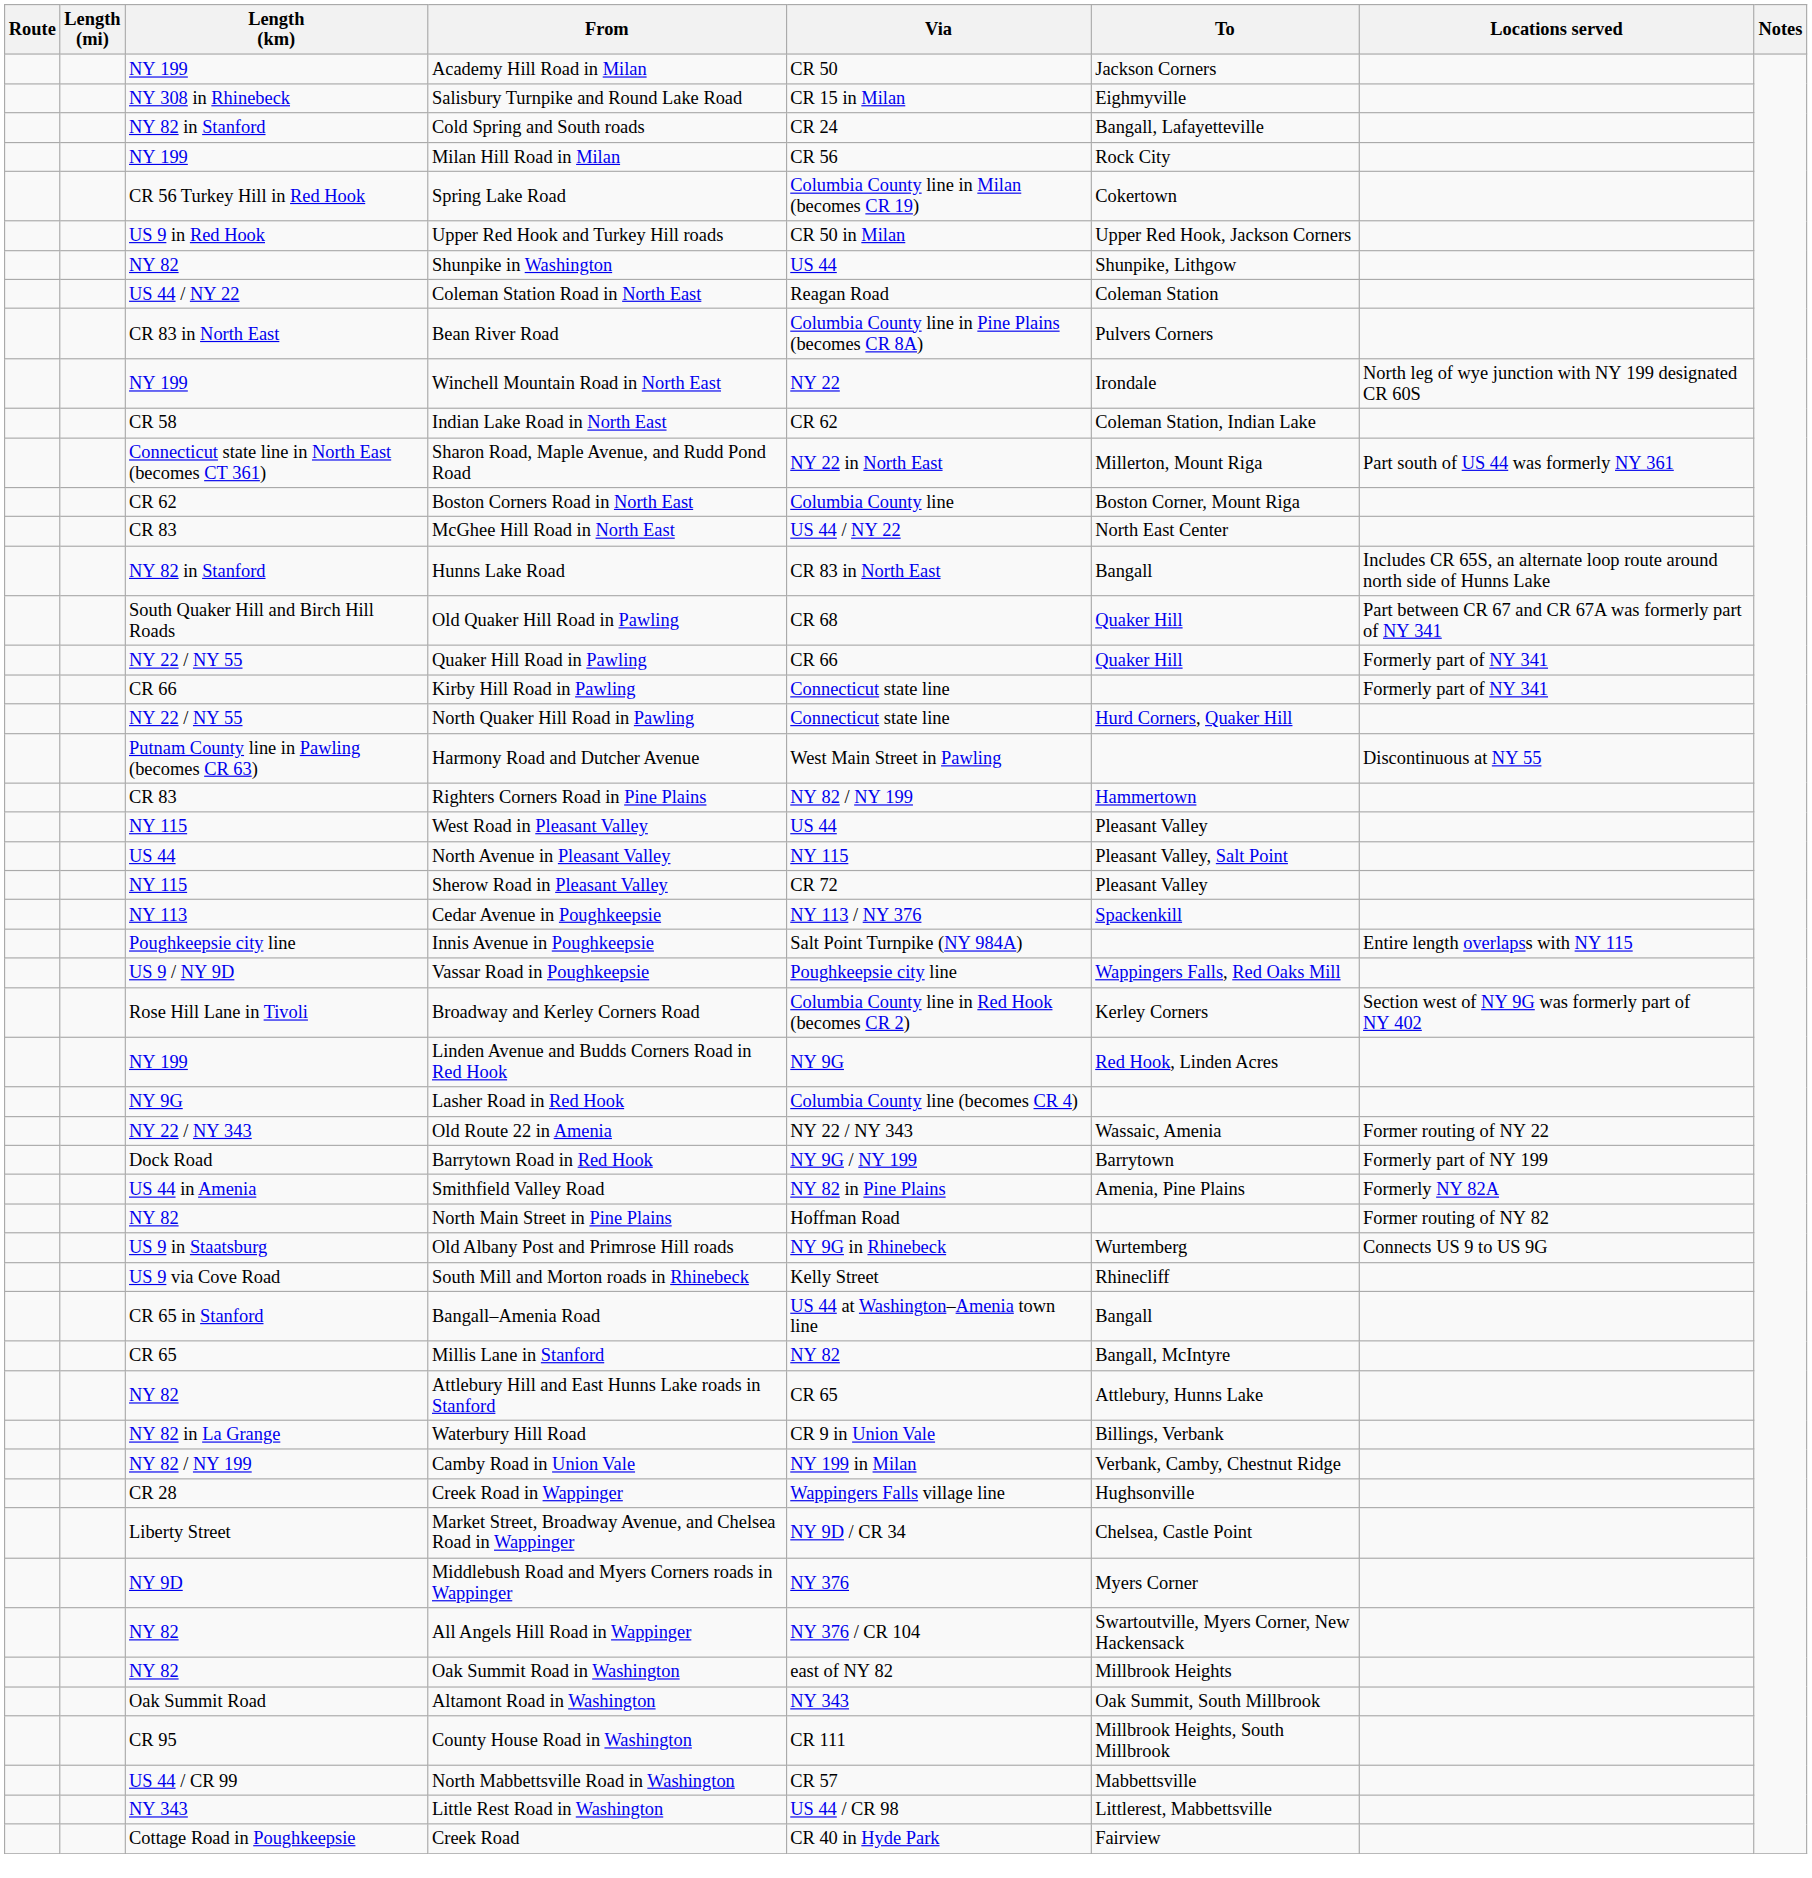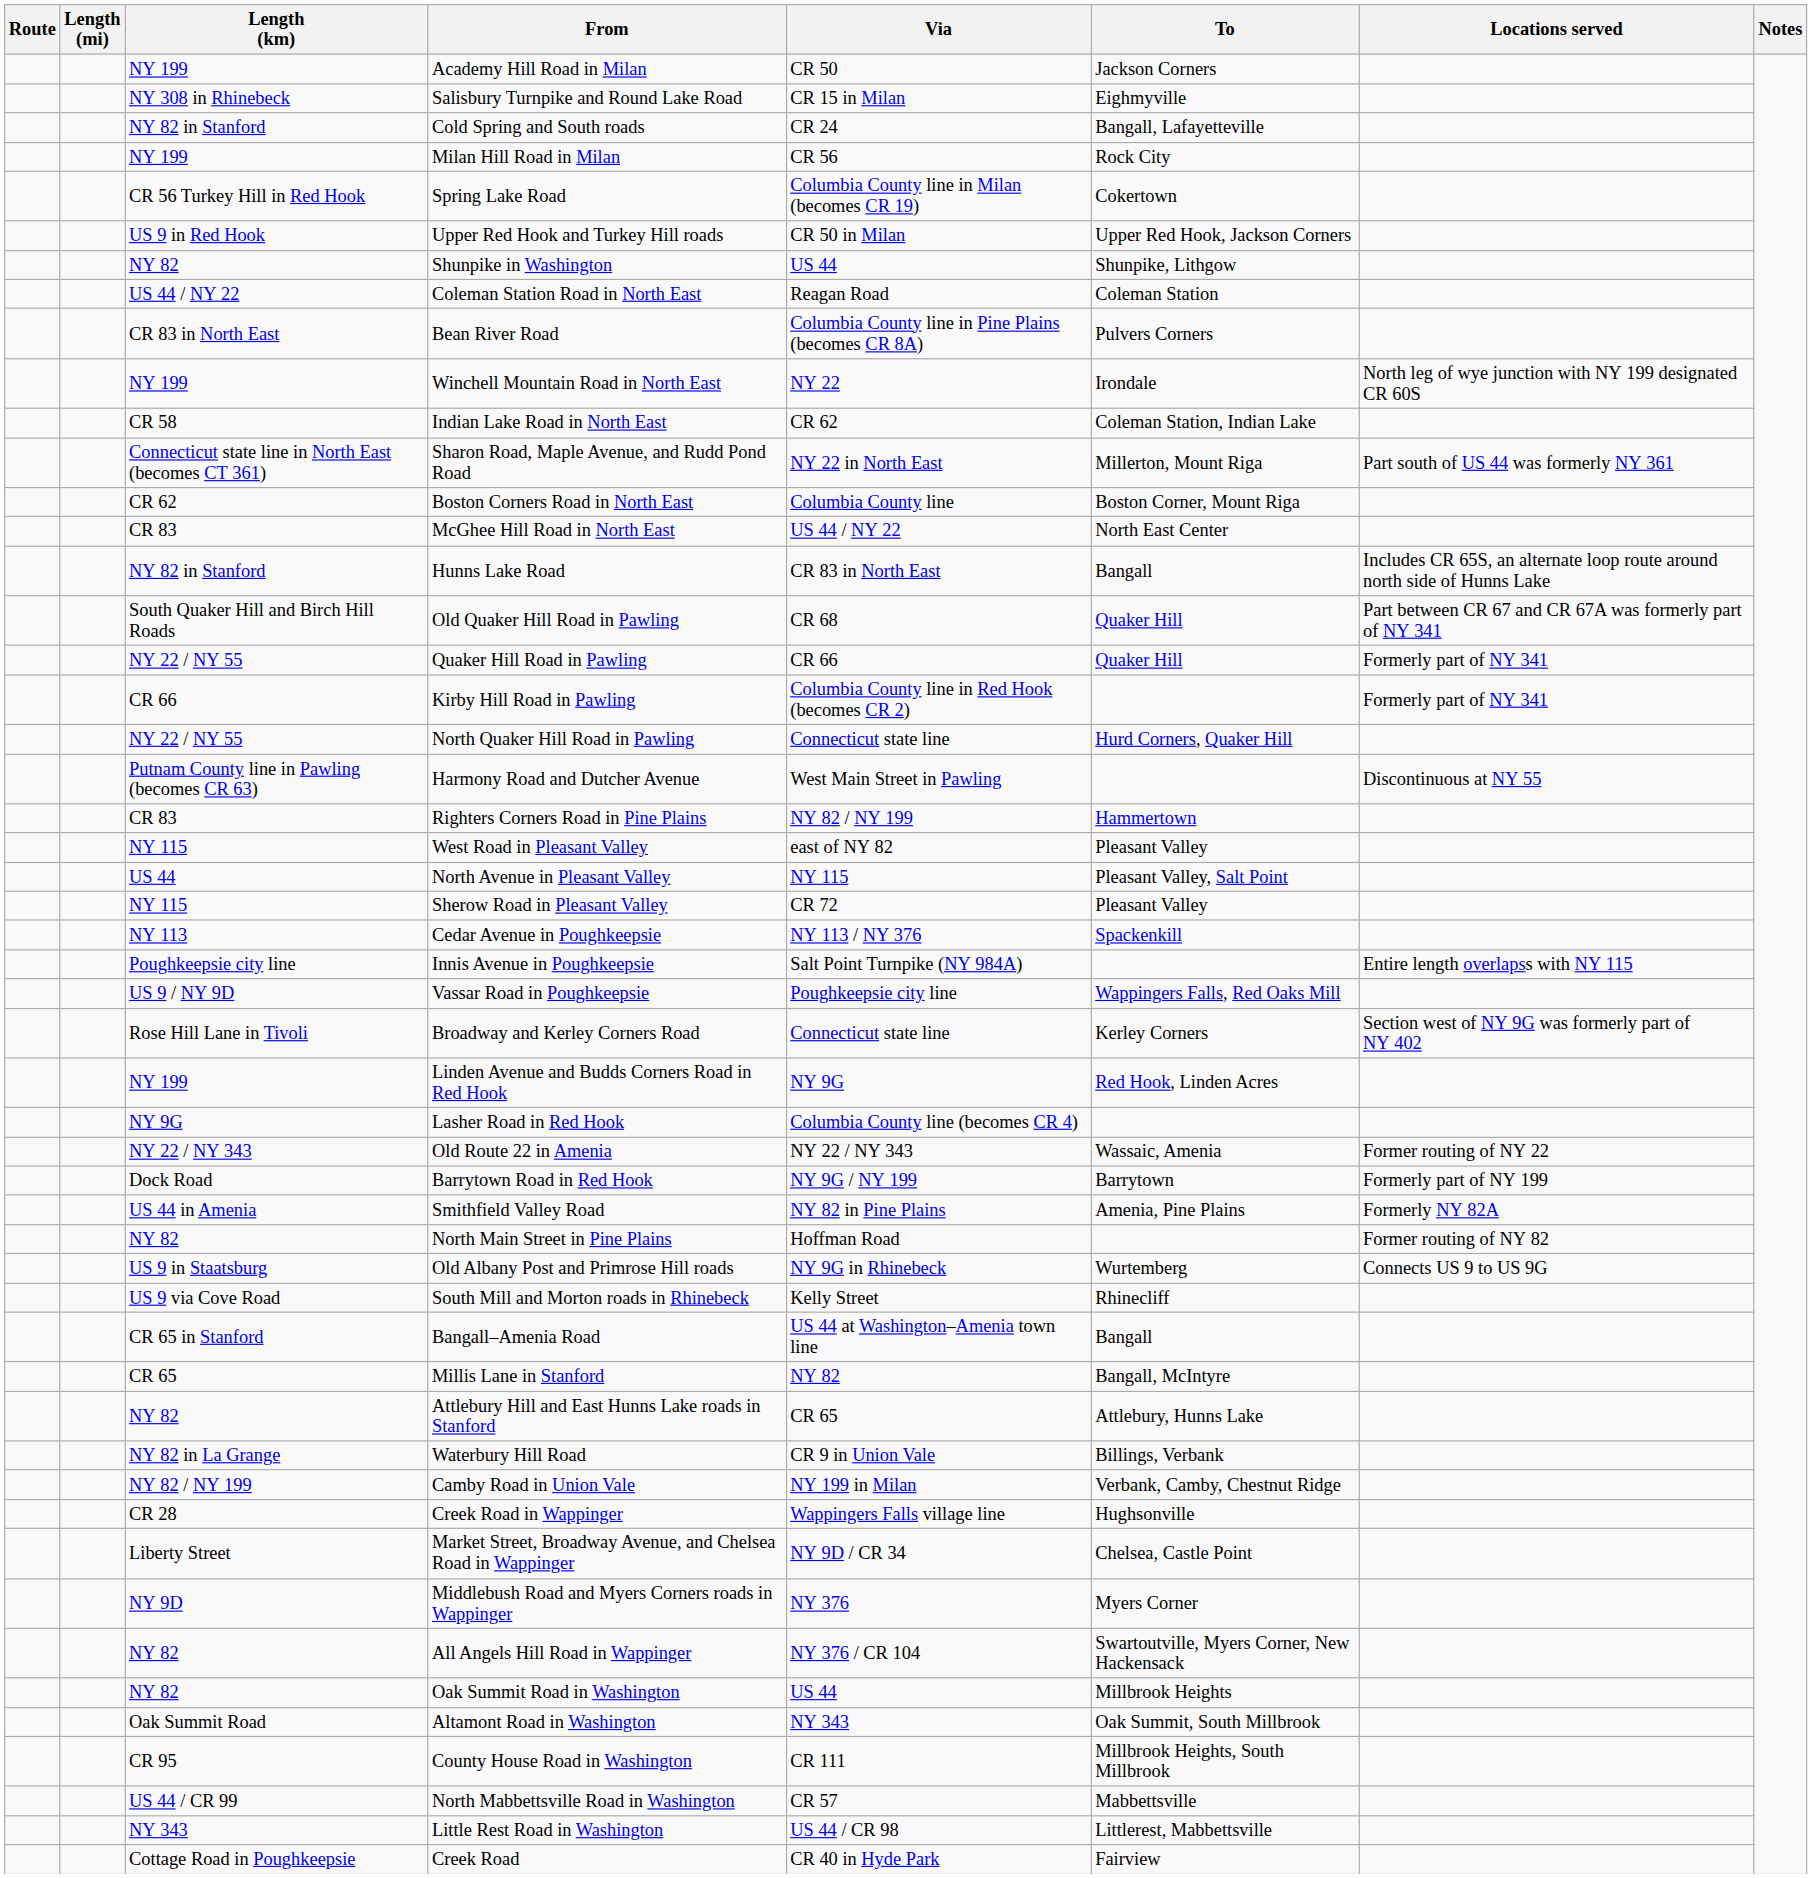(870, 689) Connecticut state line -> (921, 699) Columbia County line in Red Hook (becomes CR 2)
(814, 826) US 44 -> (842, 847) east of NY 82
(921, 1012) Columbia County line in Red Hook (becomes CR 2) -> (870, 1032) Connecticut state line
(842, 1671) east of NY 82 -> (814, 1692) US 44
